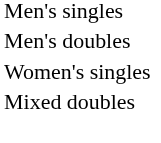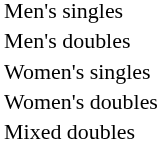+ row: (81, 101)
